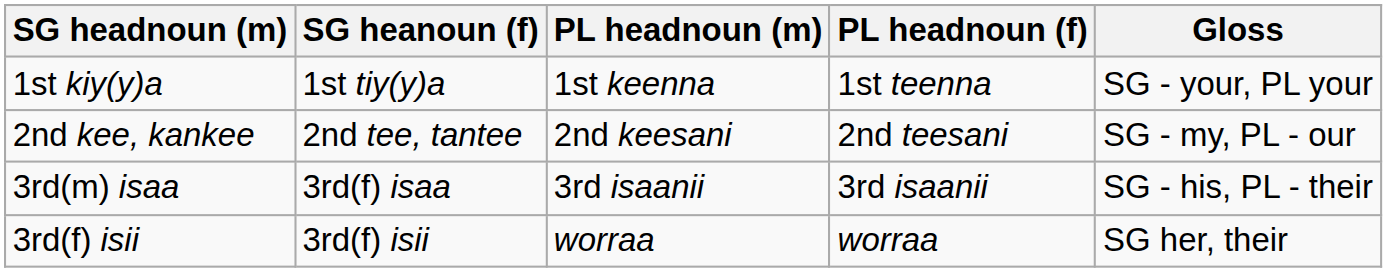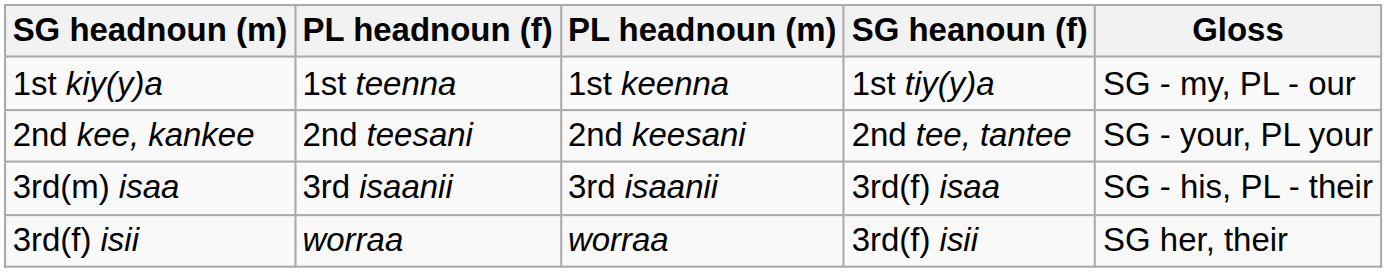columns swapped: (421, 30) <-> (963, 30)
(1238, 82) SG - your, PL your -> (1229, 82) SG - my, PL - our
(1229, 135) SG - my, PL - our -> (1238, 135) SG - your, PL your
